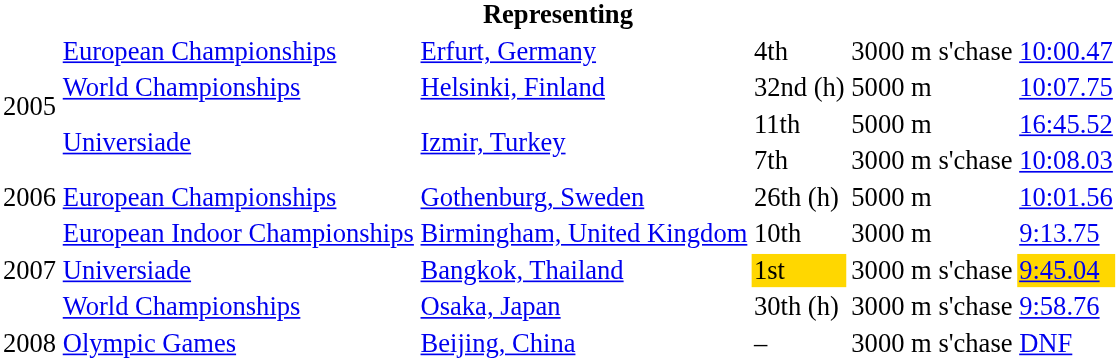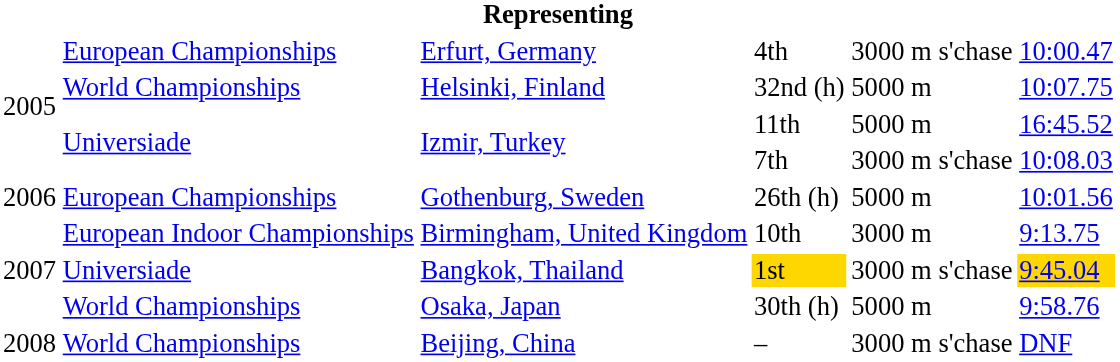(932, 306) 3000 m s'chase -> (892, 306) 5000 m
(149, 343) Olympic Games -> (182, 343) World Championships
